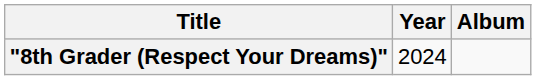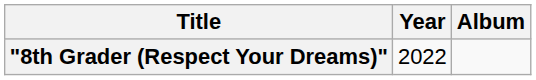(422, 56) 2024 -> (422, 56) 2022
